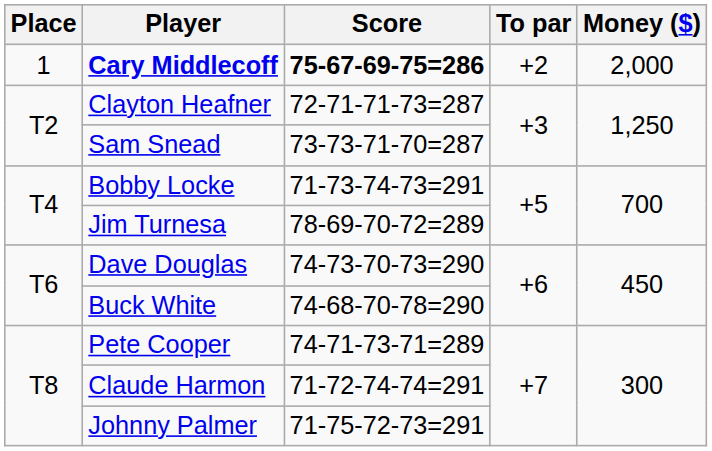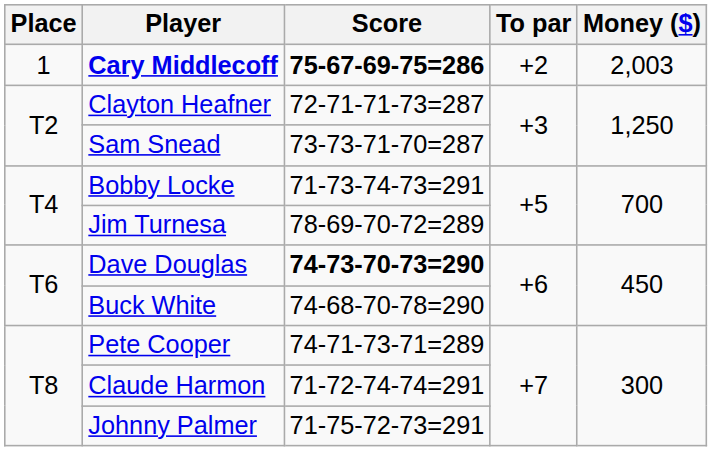(642, 64) 2,000 -> (642, 64) 2,003
(387, 265) normal -> (387, 265) bold
